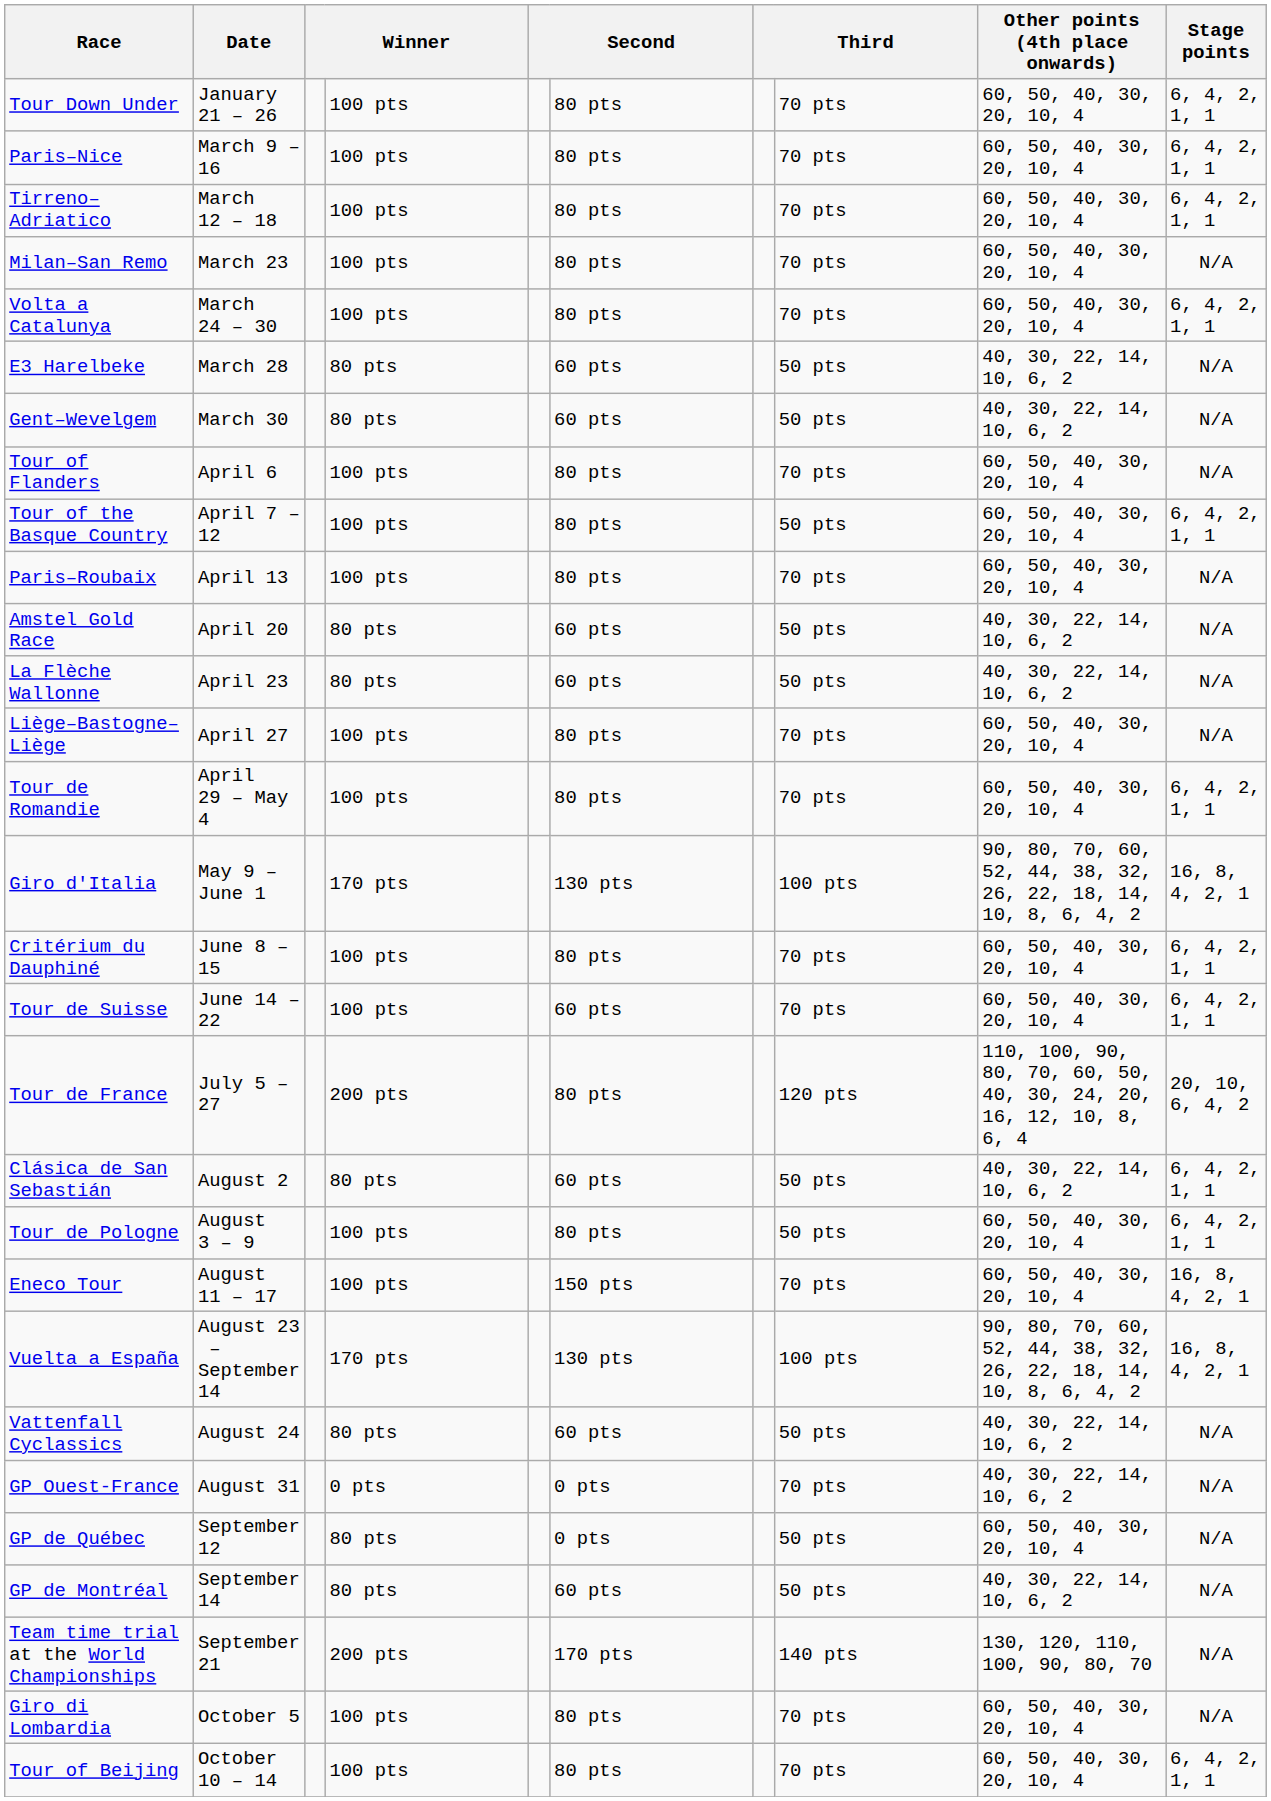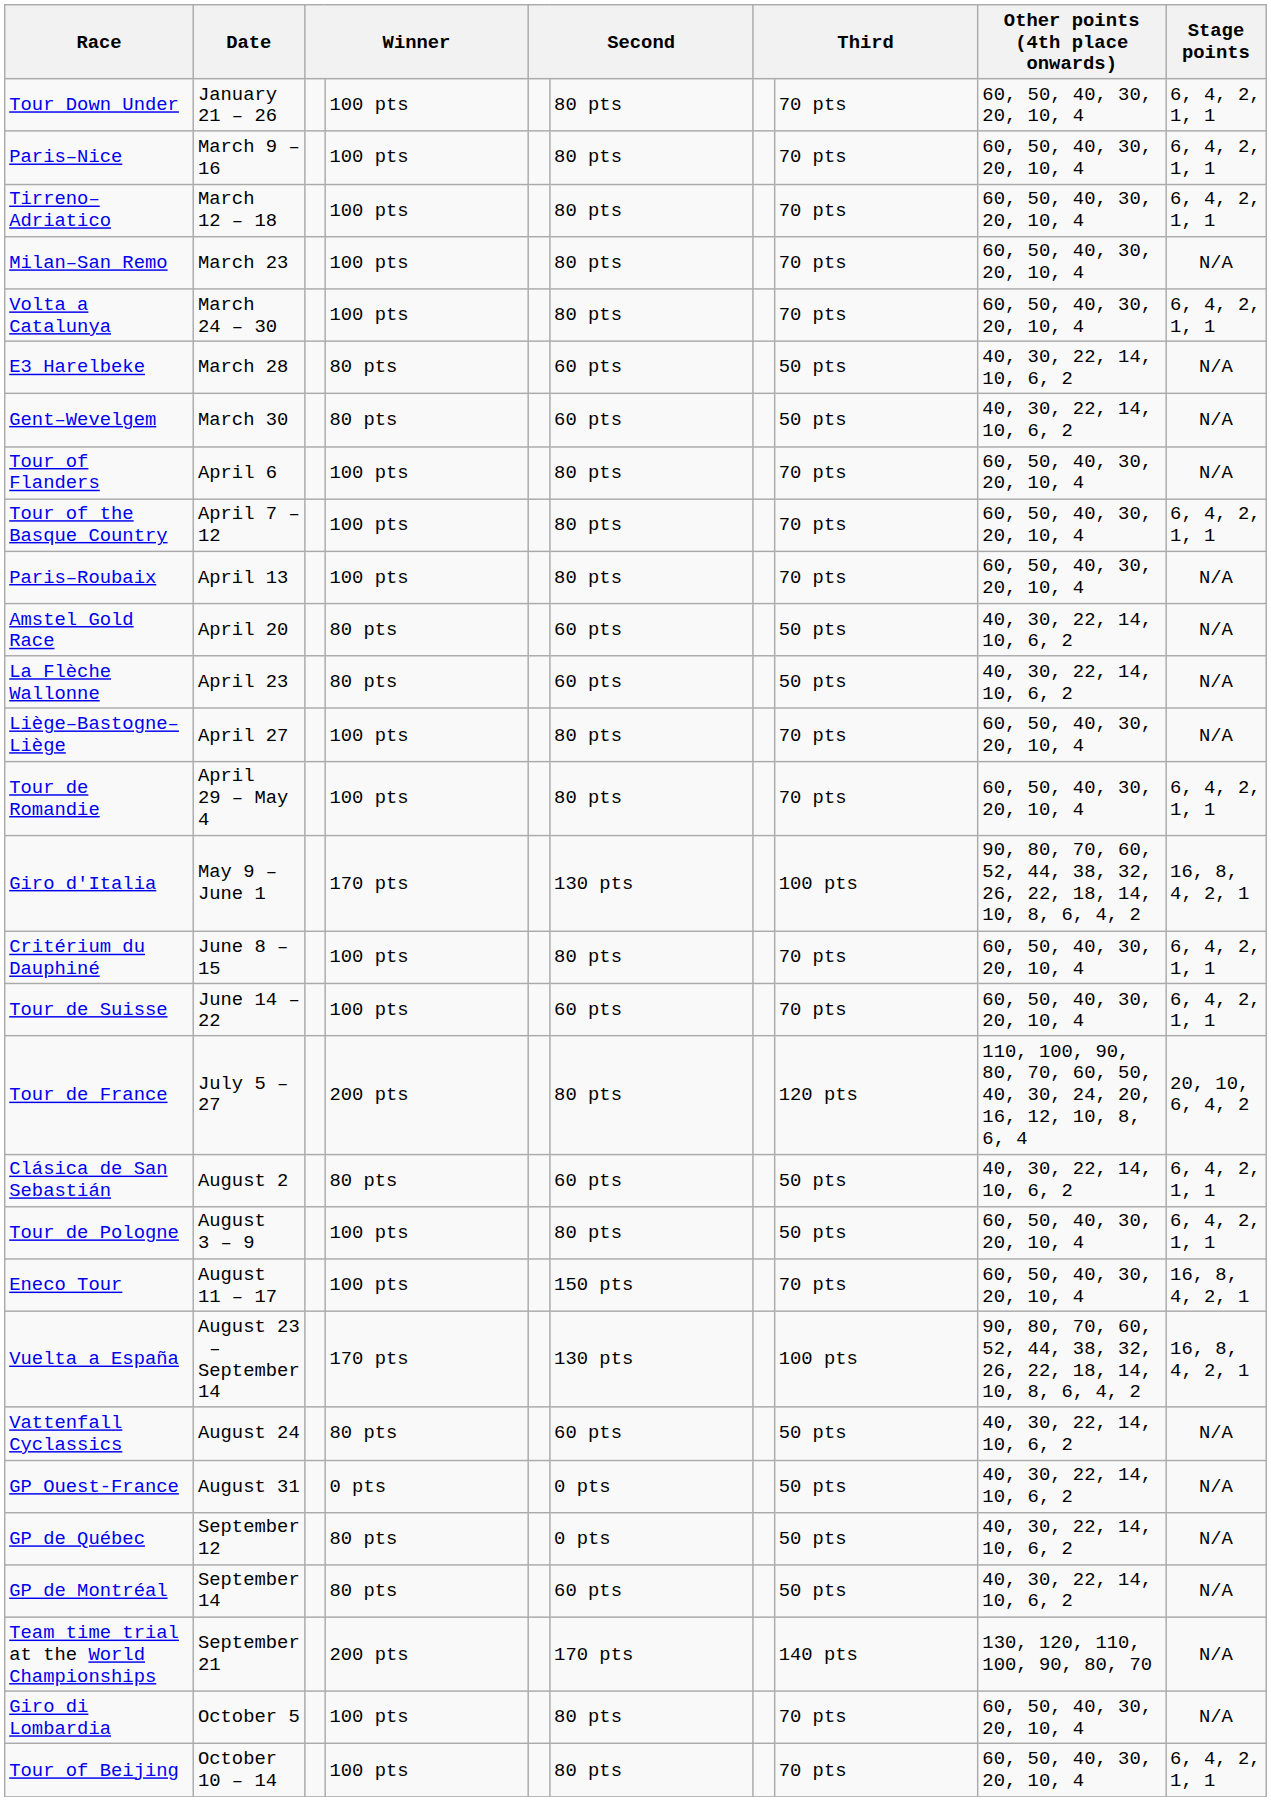(813, 525) 50 pts -> (813, 525) 70 pts
(813, 1486) 70 pts -> (813, 1486) 50 pts
(1067, 1539) 60, 50, 40, 30, 20, 10, 4 -> (1067, 1539) 40, 30, 22, 14, 10, 6, 2
